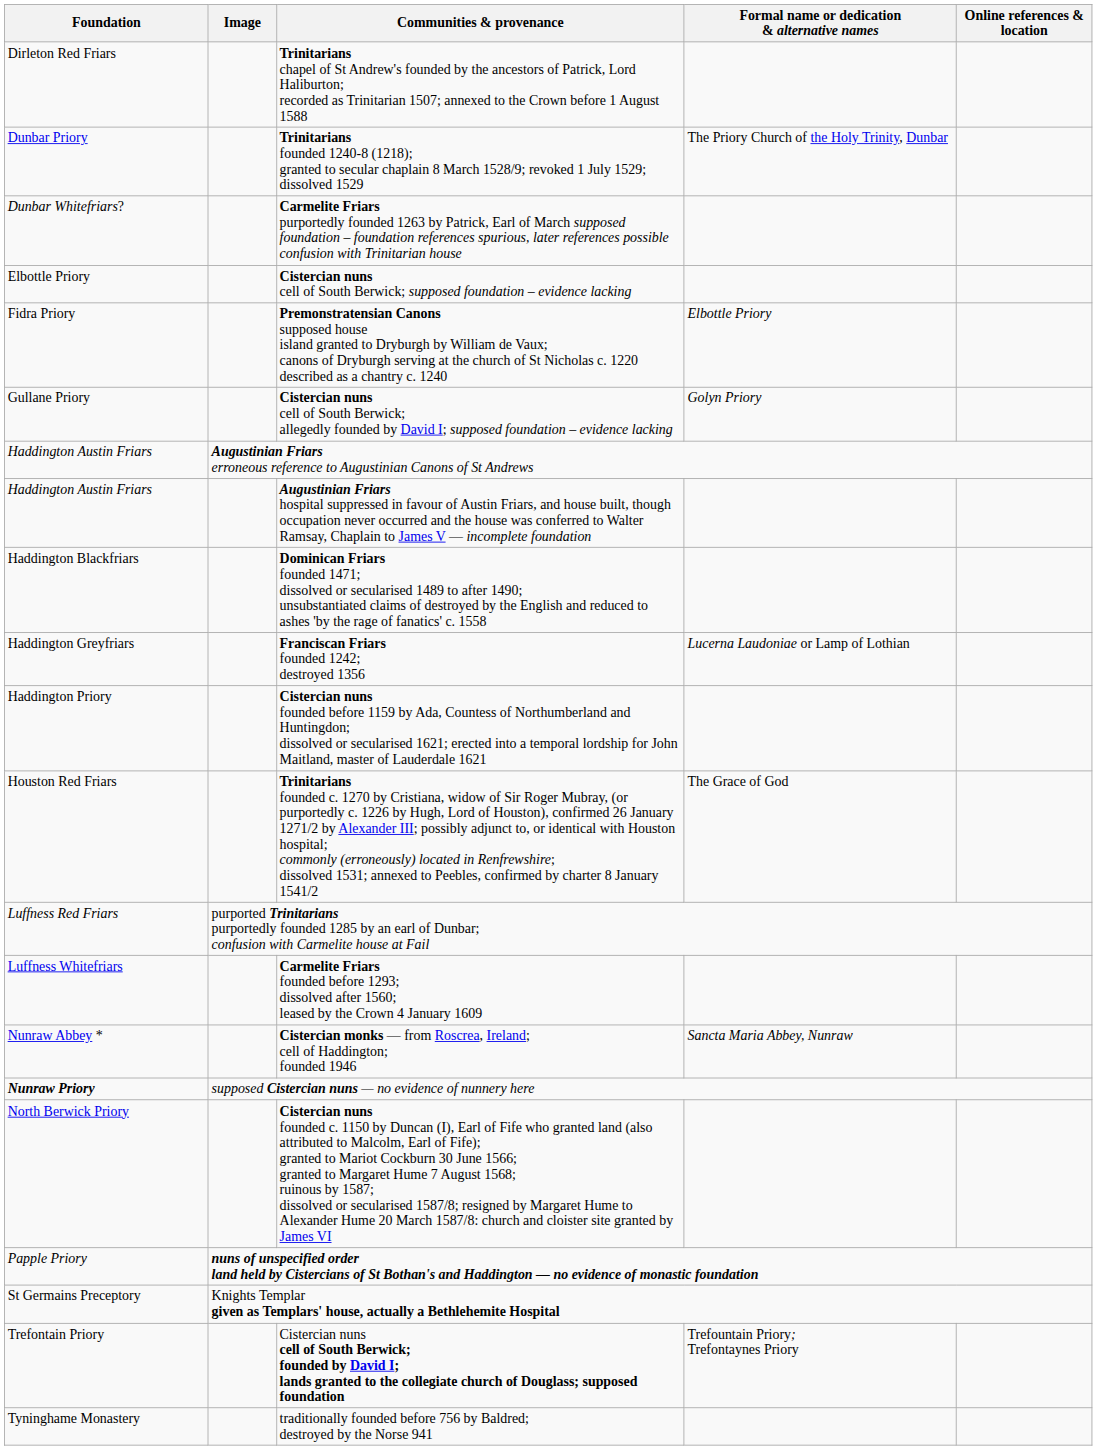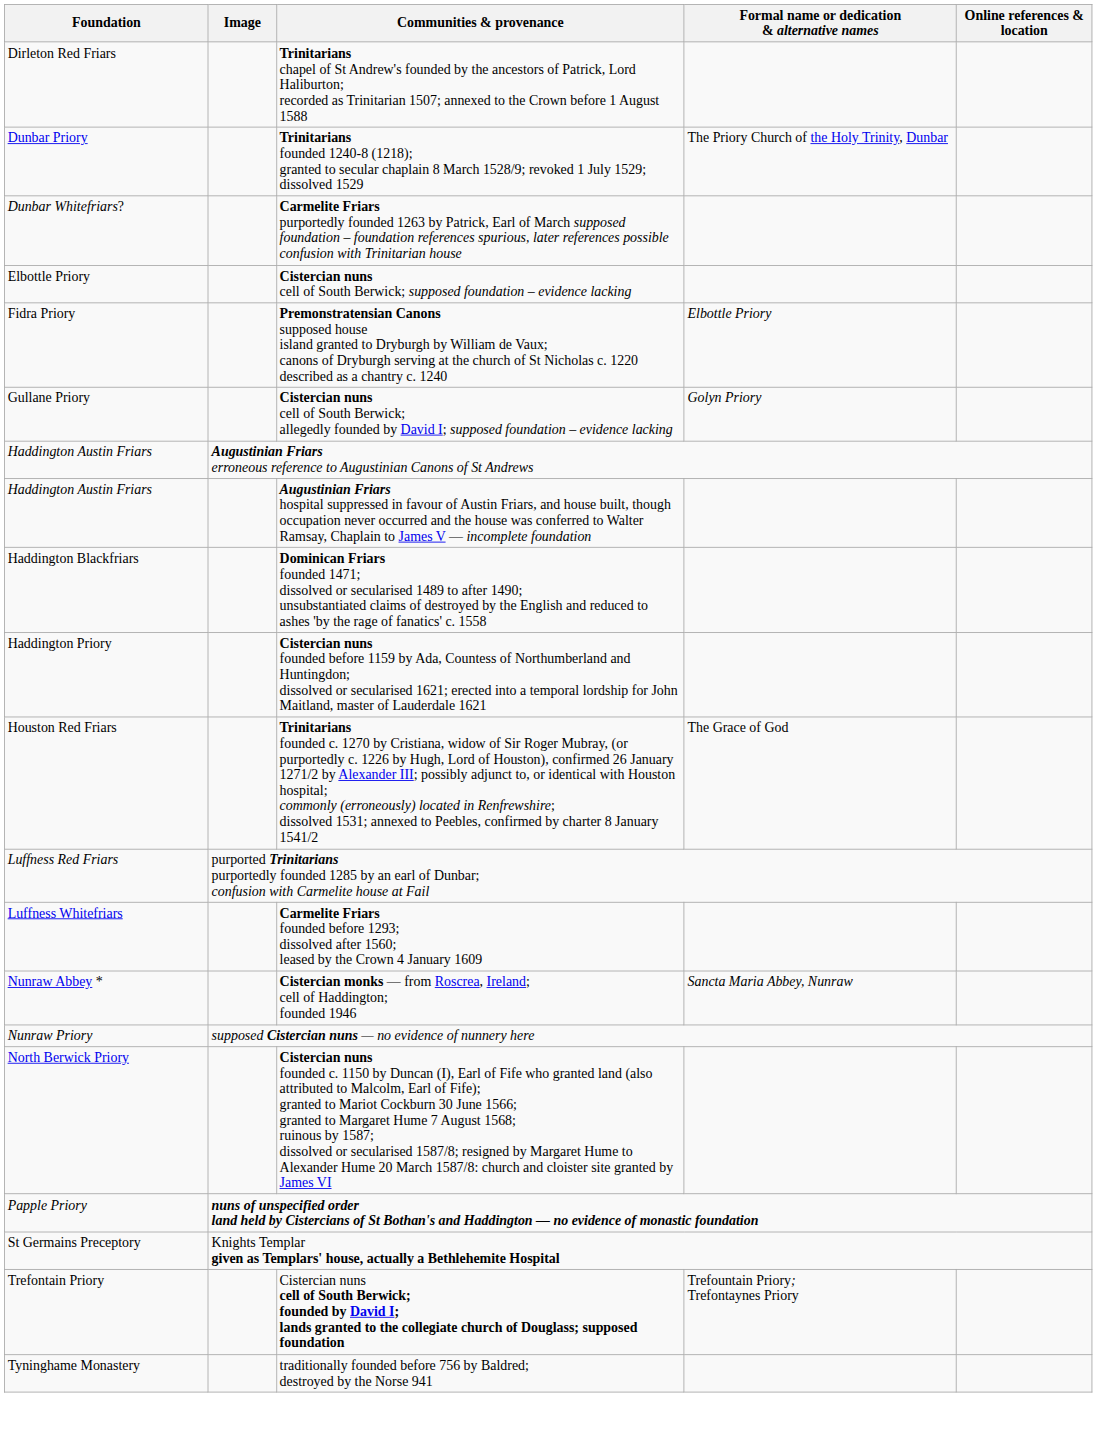- row: (333, 659)
(51, 1089) bold -> (50, 1035) normal
